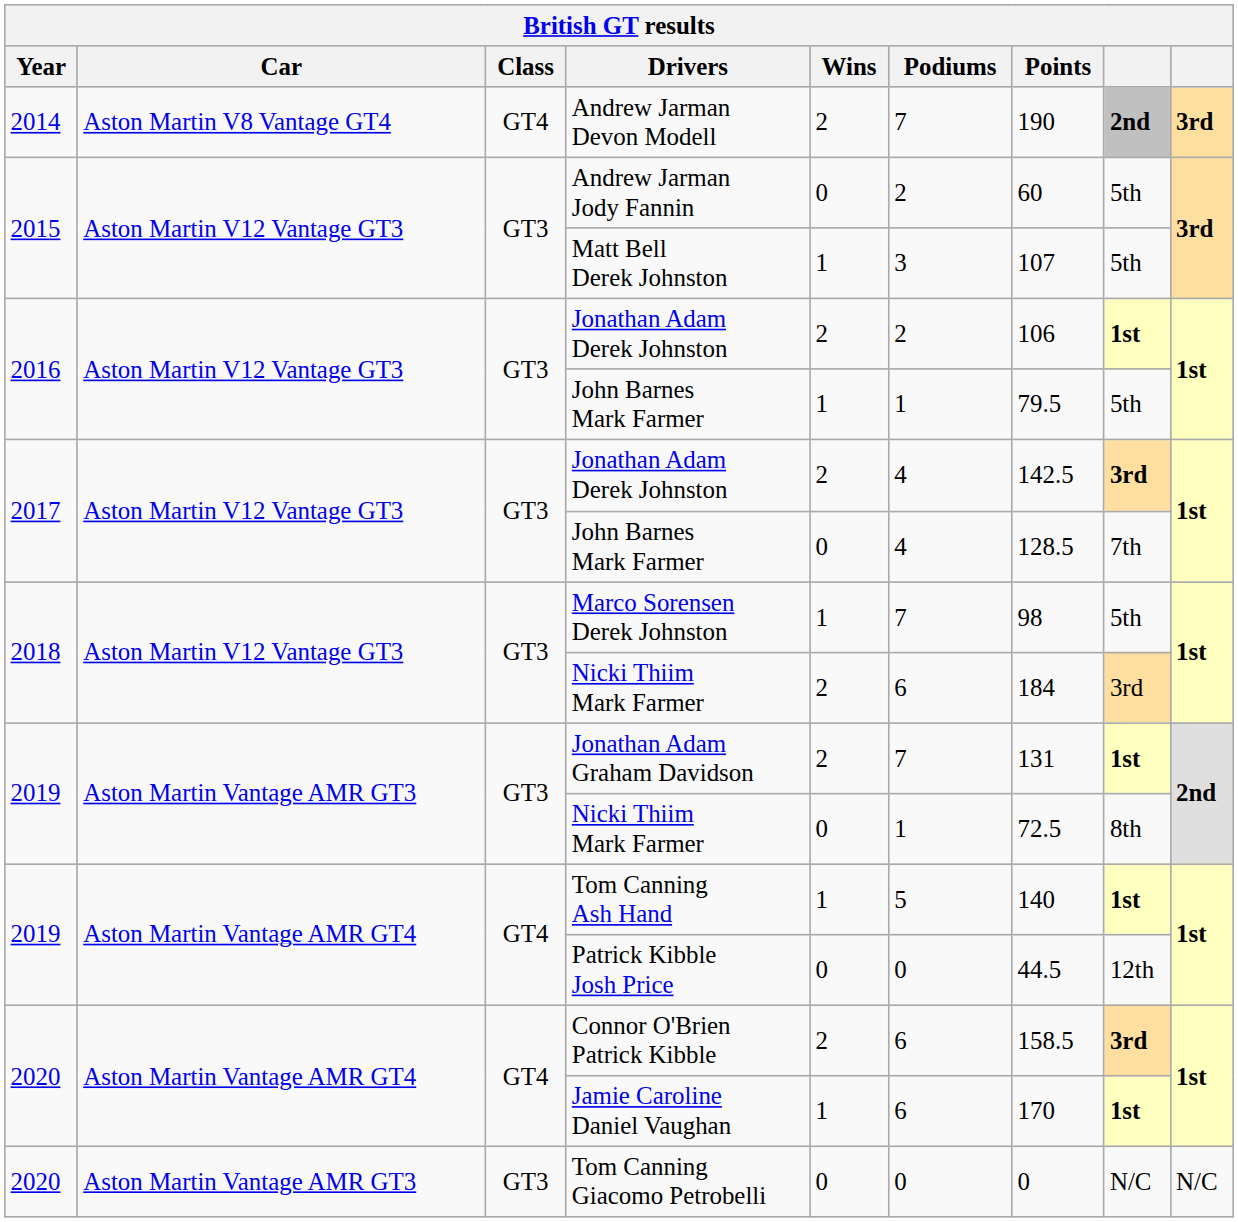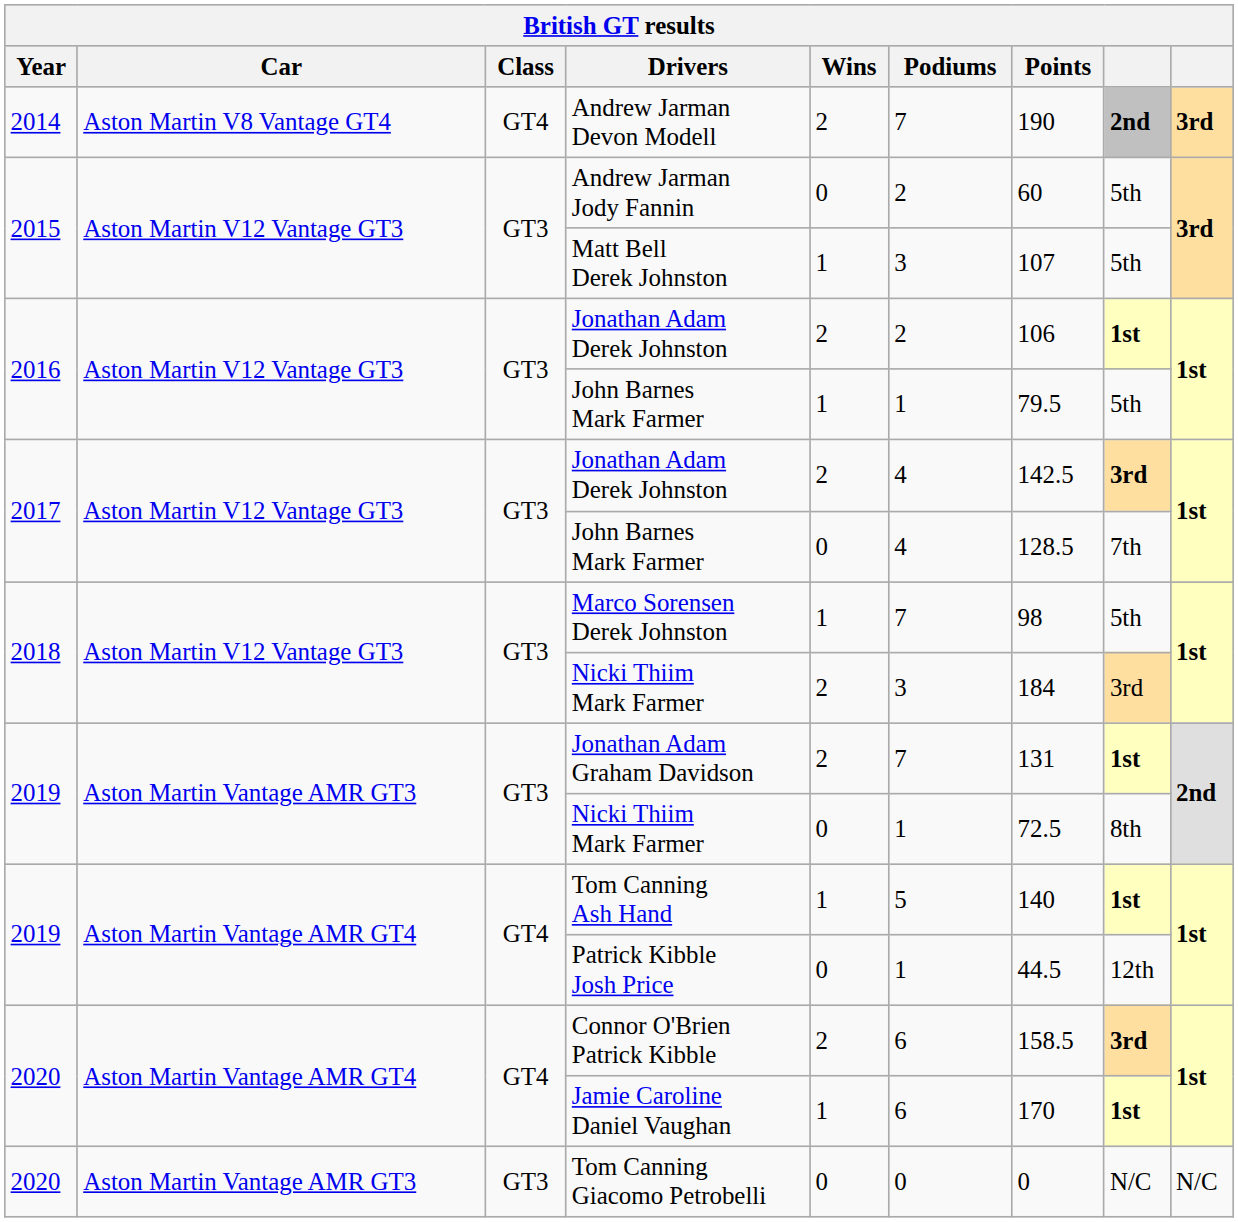(900, 687) 6 -> (900, 687) 3
(900, 969) 0 -> (900, 969) 1
